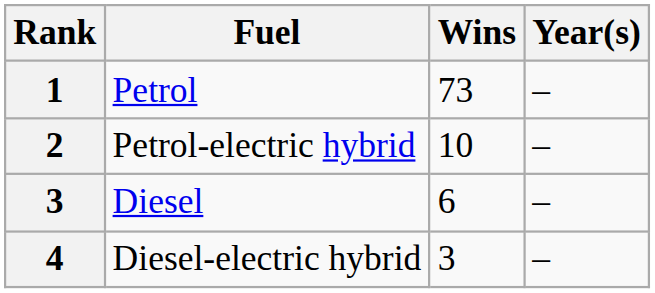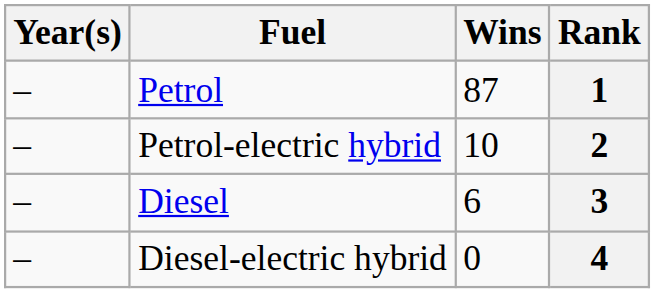columns swapped: (55, 32) <-> (587, 32)
(455, 88) 73 -> (481, 88) 87
(447, 257) 3 -> (472, 257) 0
